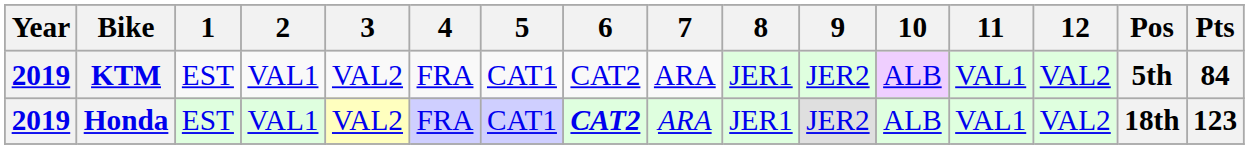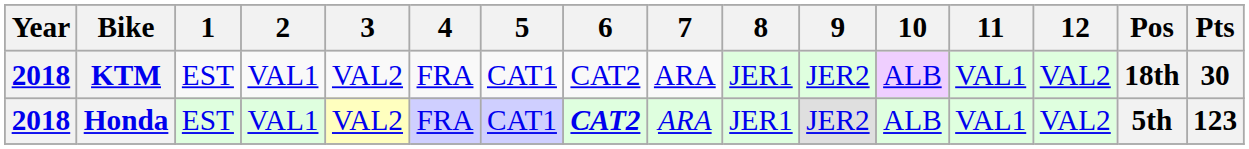(41, 74) 2019 -> (41, 74) 2018
(1152, 74) 5th -> (1152, 74) 18th
(1215, 74) 84 -> (1215, 74) 30
(41, 120) 2019 -> (41, 120) 2018
(1152, 120) 18th -> (1152, 120) 5th
